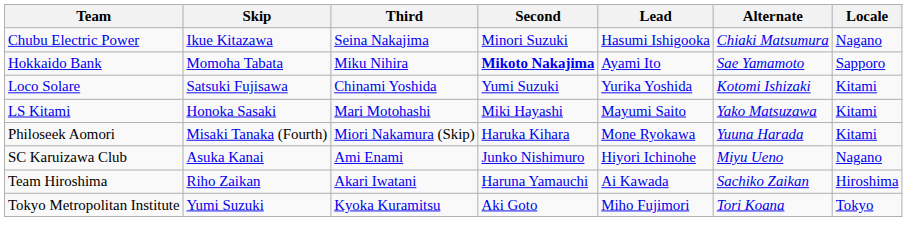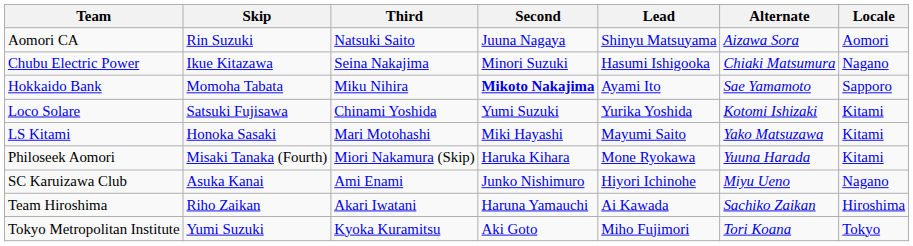+ row: (43, 39)
